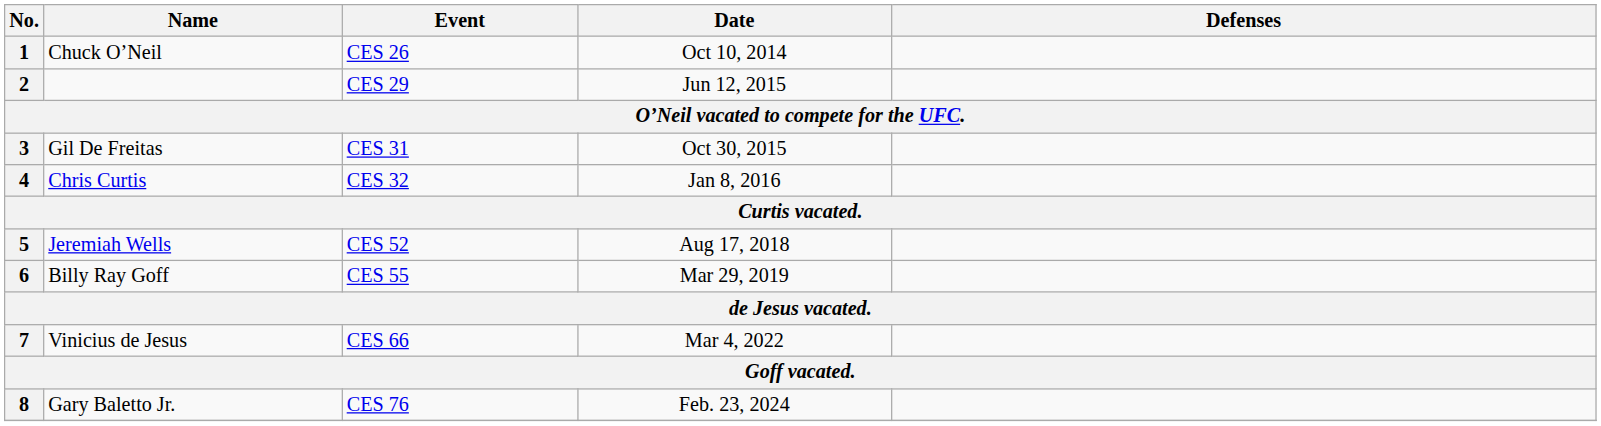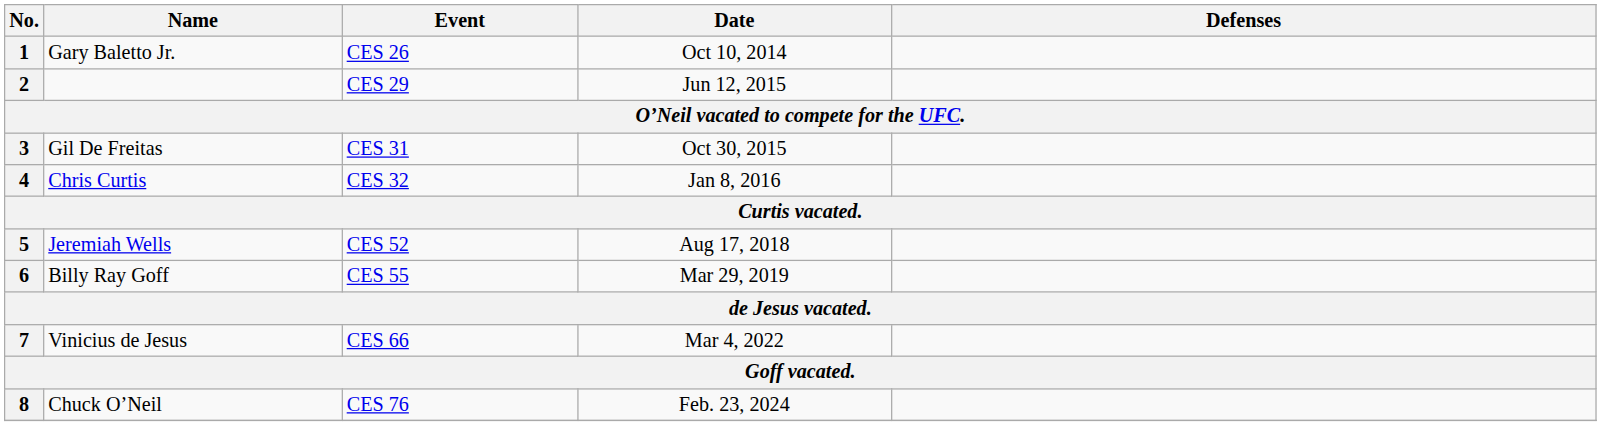(105, 52) Chuck O’Neil -> (112, 52) Gary Baletto Jr.
(112, 404) Gary Baletto Jr. -> (105, 404) Chuck O’Neil
